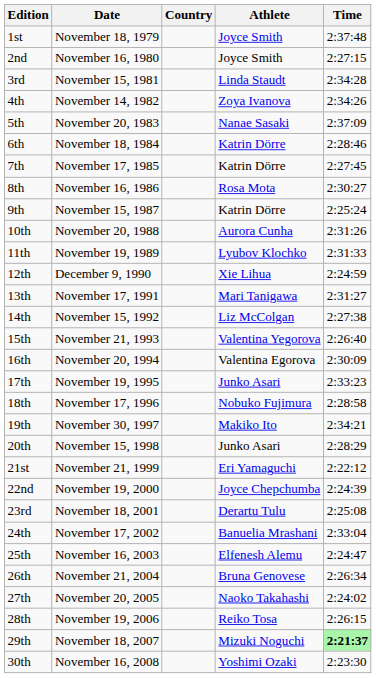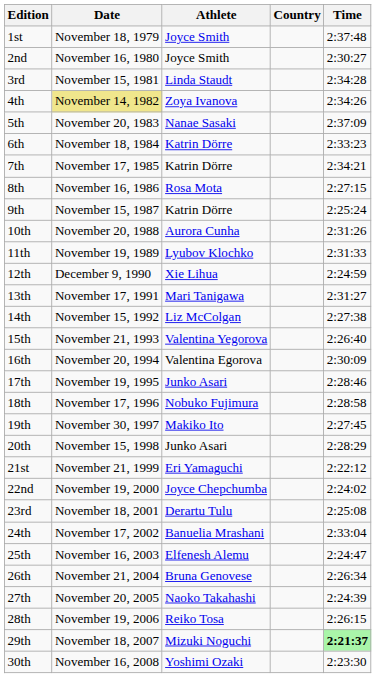columns swapped: (270, 15) <-> (189, 15)
(347, 58) 2:27:15 -> (347, 58) 2:30:27
(107, 101) no background -> (107, 101) khaki background
(347, 144) 2:28:46 -> (347, 144) 2:33:23
(347, 166) 2:27:45 -> (347, 166) 2:34:21
(347, 187) 2:30:27 -> (347, 187) 2:27:15
(347, 381) 2:33:23 -> (347, 381) 2:28:46
(347, 424) 2:34:21 -> (347, 424) 2:27:45
(347, 489) 2:24:39 -> (347, 489) 2:24:02
(347, 597) 2:24:02 -> (347, 597) 2:24:39
